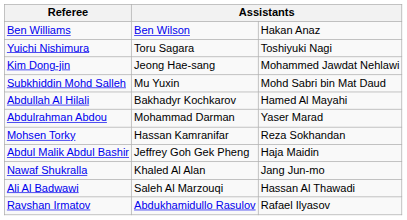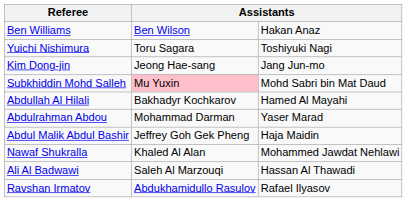(330, 65) Mohammed Jawdat Nehlawi -> (293, 65) Jang Jun-mo
(157, 83) no background -> (157, 83) pink background
- row: (41, 135)
(293, 170) Jang Jun-mo -> (330, 153) Mohammed Jawdat Nehlawi
